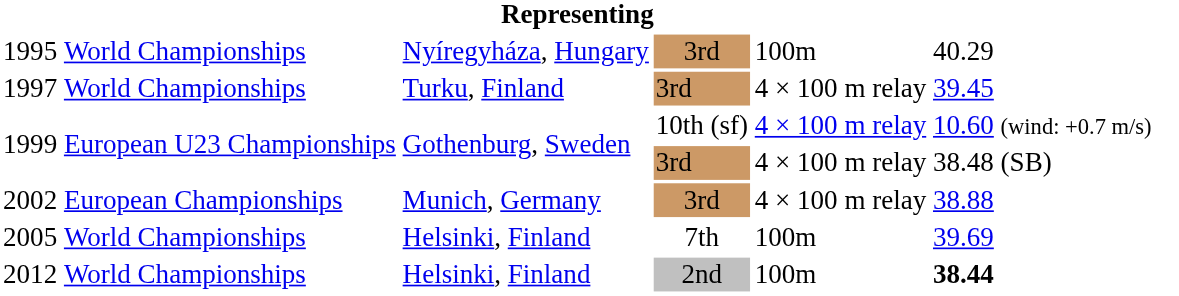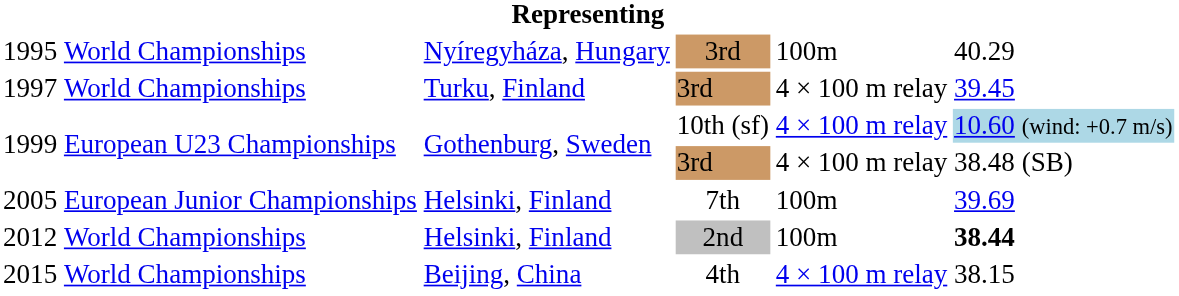(1042, 125) no background -> (1063, 125) lightblue background
- row: (30, 199)
(185, 237) World Championships -> (240, 199) European Junior Championships
+ row: (30, 274)
